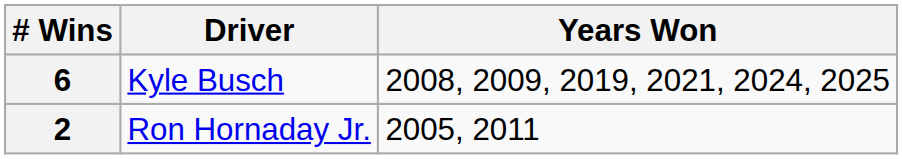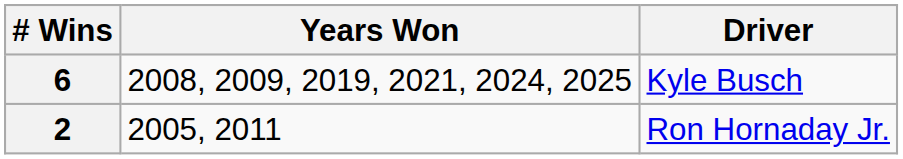columns swapped: (249, 30) <-> (638, 30)
